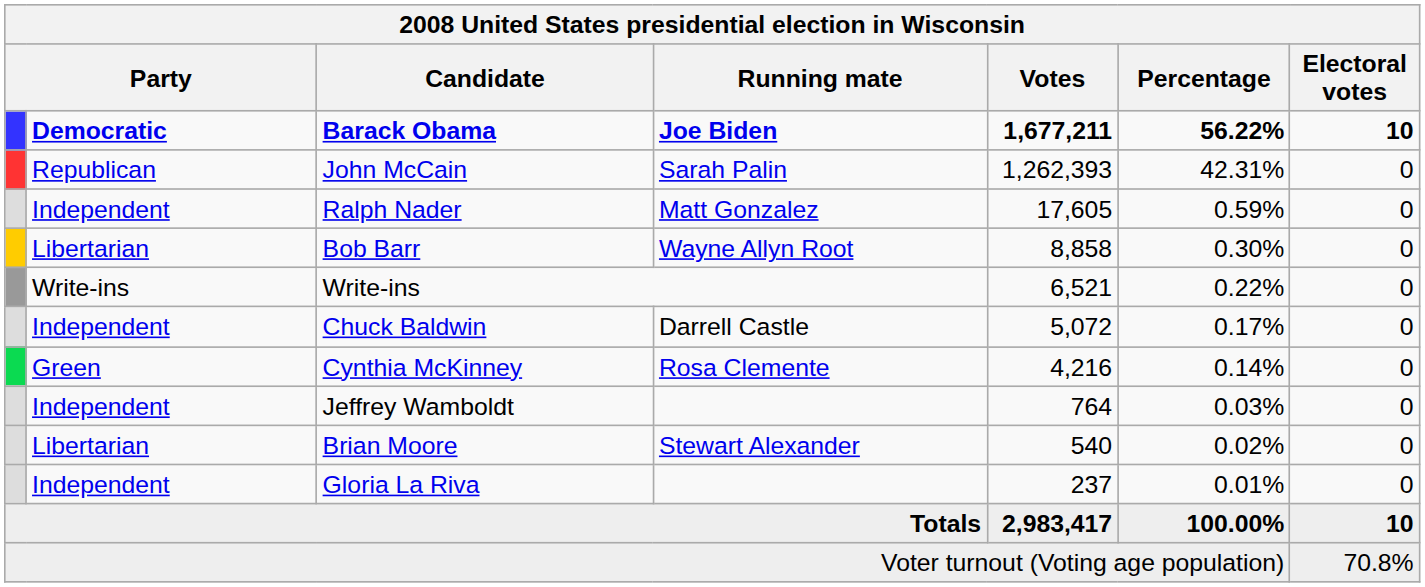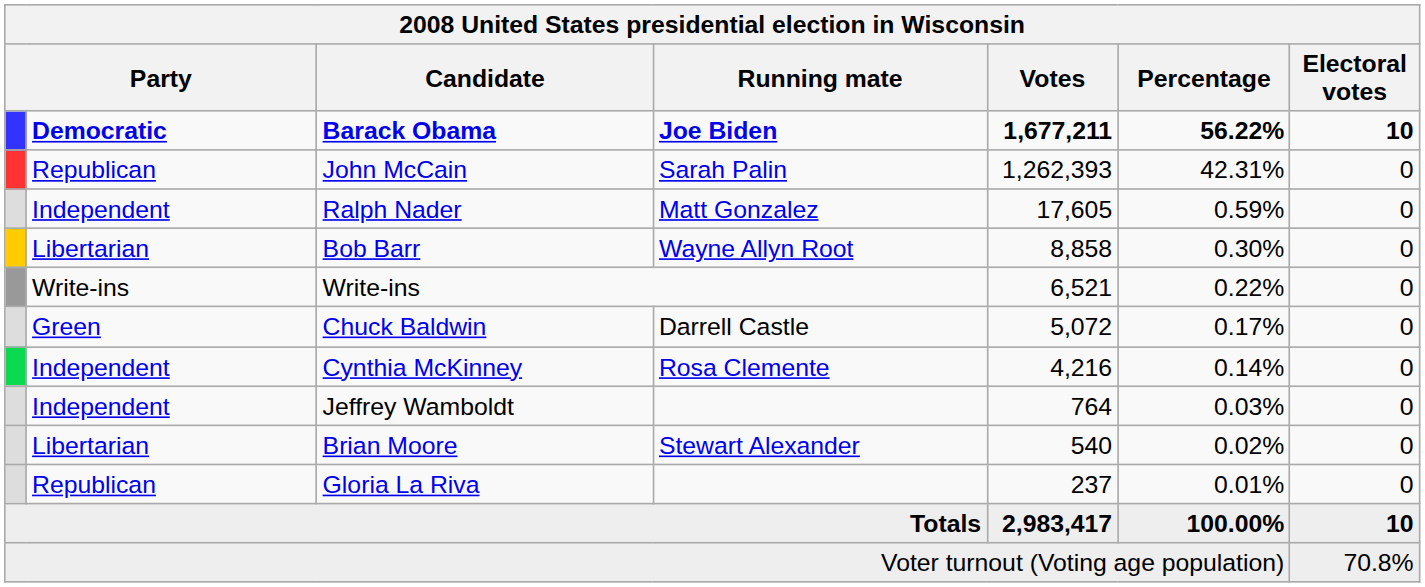(101, 327) Independent -> (66, 327) Green
(66, 366) Green -> (101, 366) Independent
(101, 484) Independent -> (94, 484) Republican
